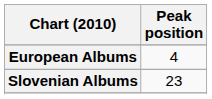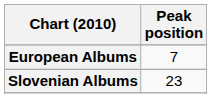(174, 57) 4 -> (174, 57) 7
